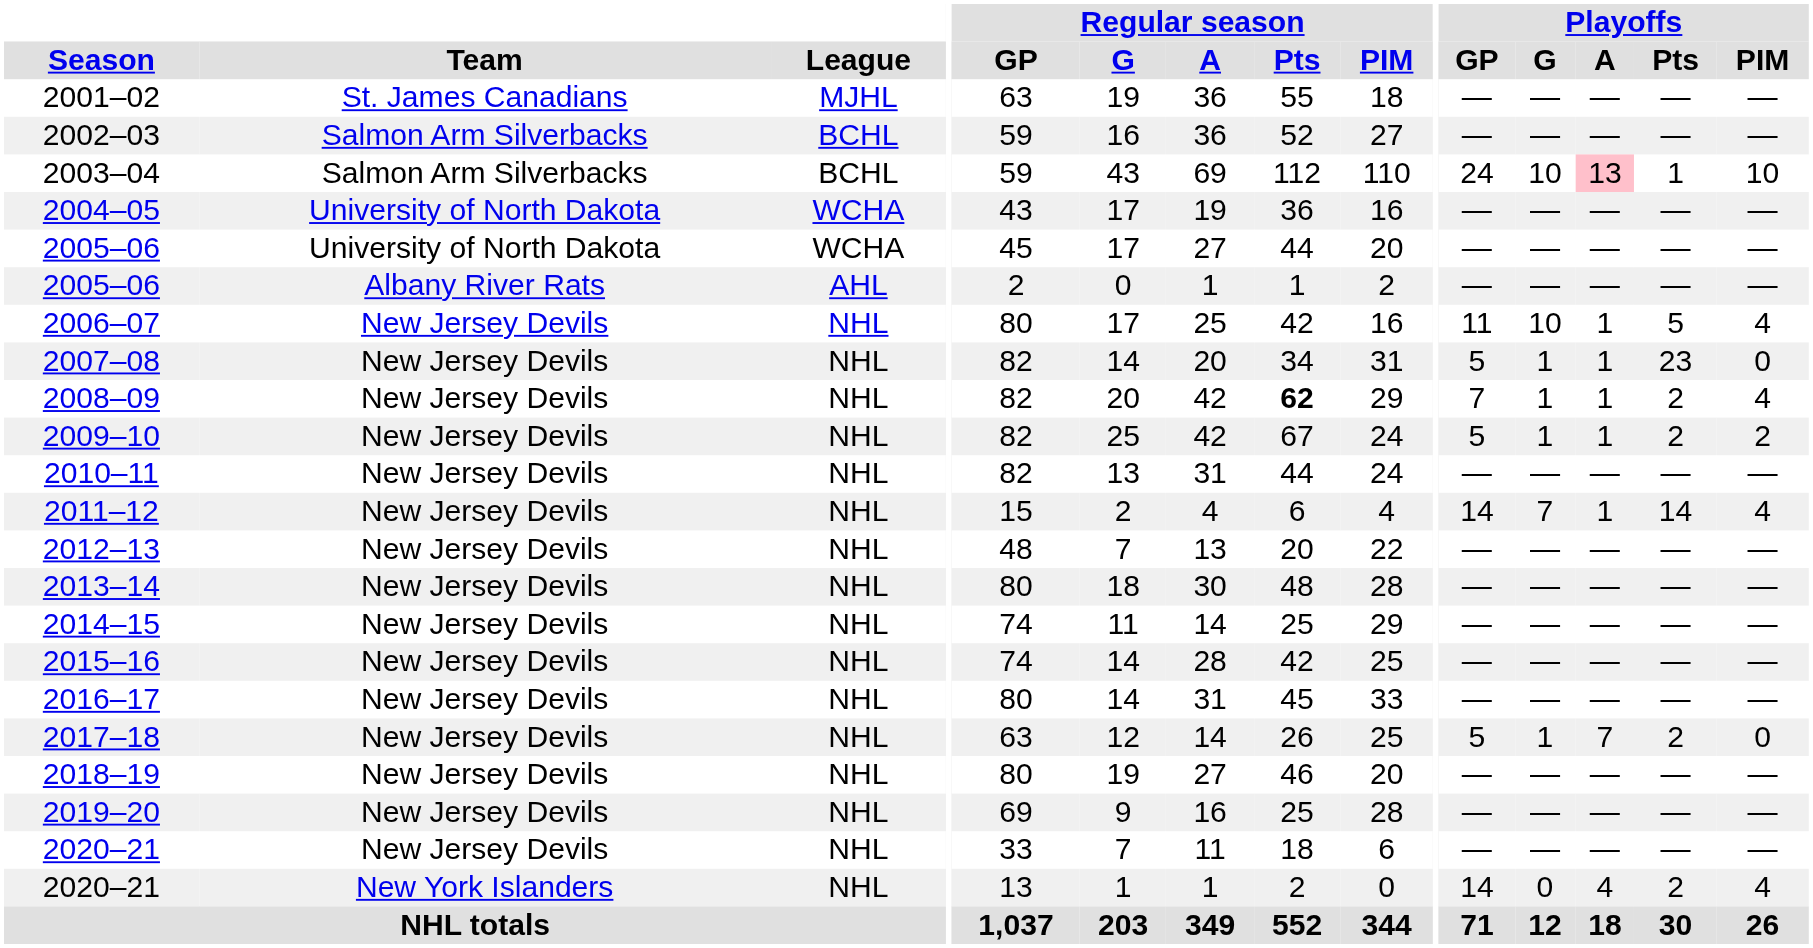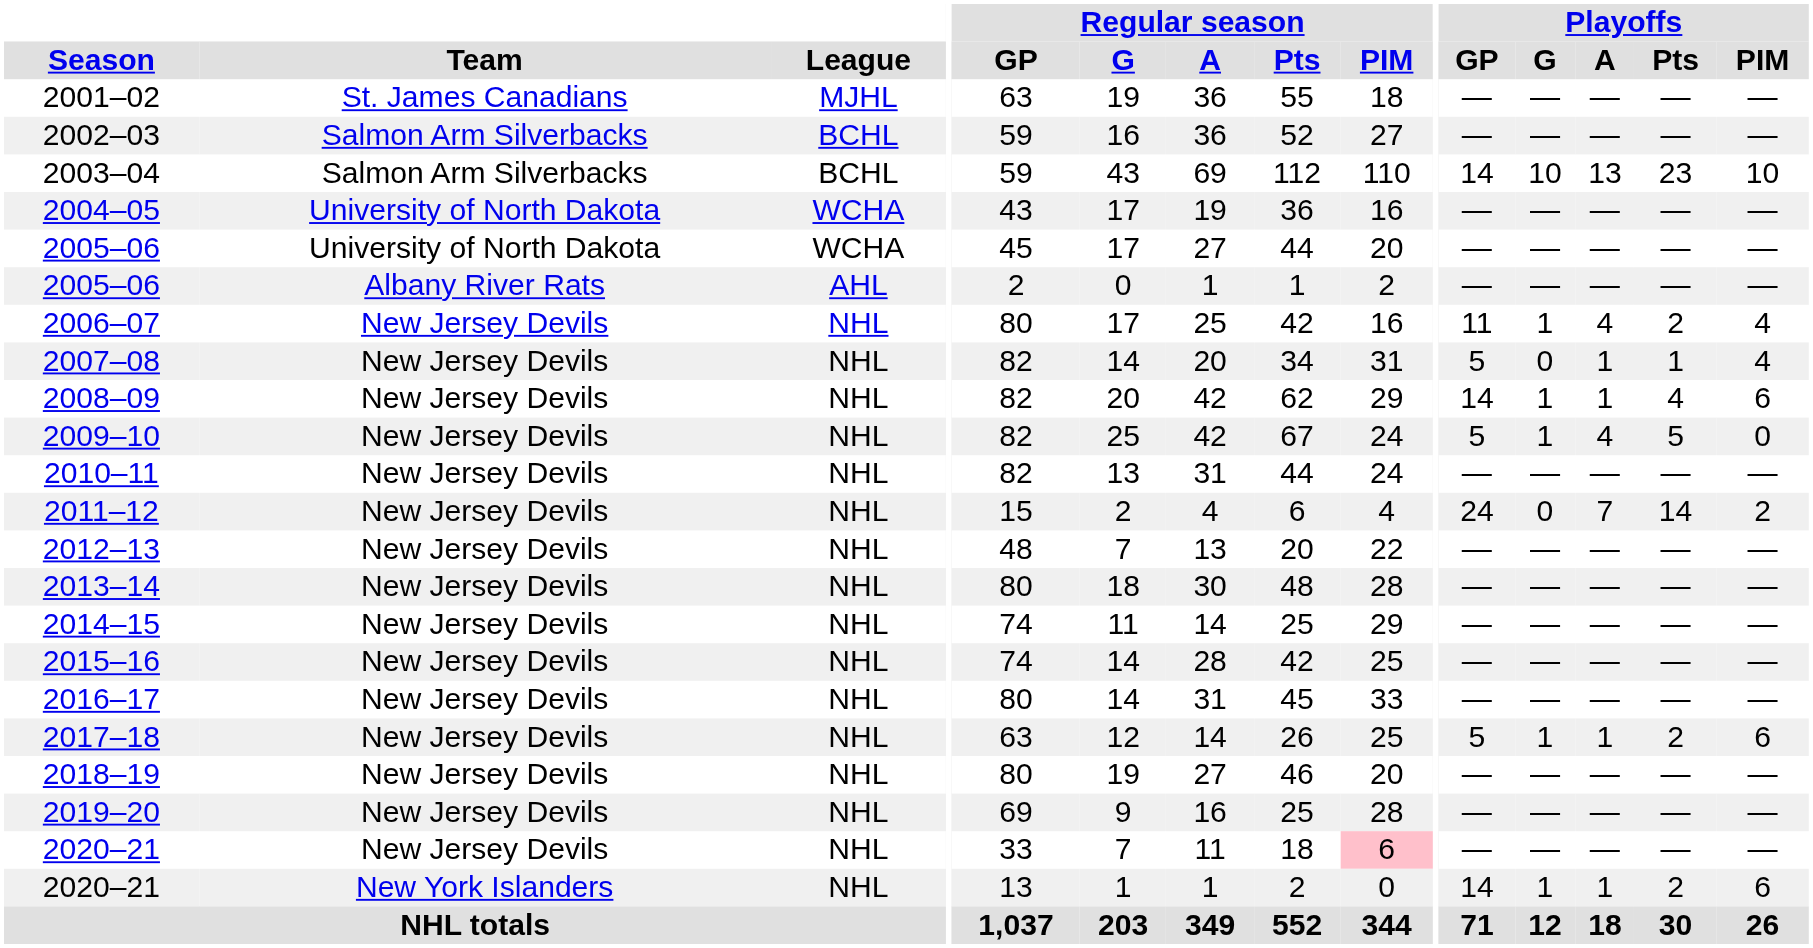(1477, 172) 24 -> (1477, 172) 14
(1605, 172) pink background -> (1605, 172) no background
(1676, 172) 1 -> (1676, 172) 23
(1545, 323) 10 -> (1545, 323) 1
(1605, 323) 1 -> (1605, 323) 4
(1676, 323) 5 -> (1676, 323) 2
(1545, 360) 1 -> (1545, 360) 0
(1676, 360) 23 -> (1676, 360) 1
(1763, 360) 0 -> (1763, 360) 4
(1297, 398) bold -> (1297, 398) normal
(1477, 398) 7 -> (1477, 398) 14
(1676, 398) 2 -> (1676, 398) 4
(1763, 398) 4 -> (1763, 398) 6
(1605, 435) 1 -> (1605, 435) 4
(1676, 435) 2 -> (1676, 435) 5
(1763, 435) 2 -> (1763, 435) 0
(1477, 511) 14 -> (1477, 511) 24
(1545, 511) 7 -> (1545, 511) 0
(1605, 511) 1 -> (1605, 511) 7
(1763, 511) 4 -> (1763, 511) 2
(1605, 736) 7 -> (1605, 736) 1
(1763, 736) 0 -> (1763, 736) 6
(1387, 849) no background -> (1387, 849) pink background
(1545, 887) 0 -> (1545, 887) 1
(1605, 887) 4 -> (1605, 887) 1
(1763, 887) 4 -> (1763, 887) 6
